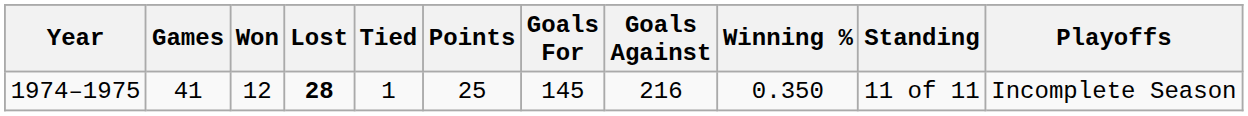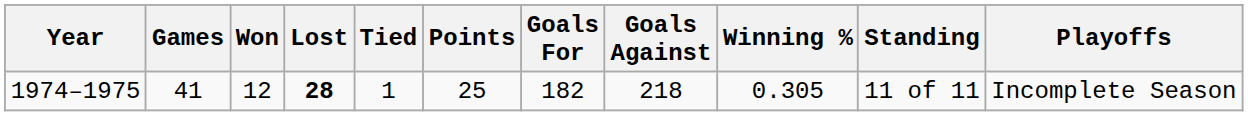(563, 91) 145 -> (563, 91) 182
(661, 91) 216 -> (661, 91) 218
(788, 91) 0.350 -> (788, 91) 0.305
